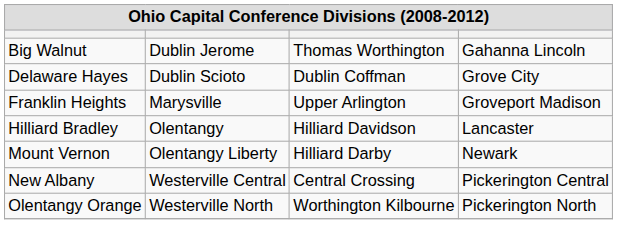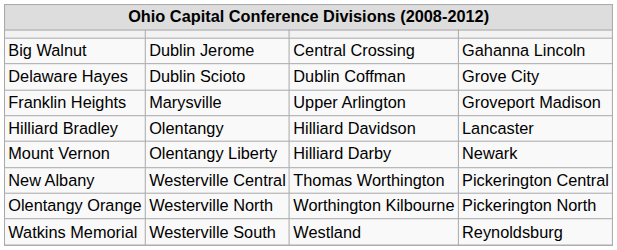(369, 50) Thomas Worthington -> (354, 50) Central Crossing
(354, 180) Central Crossing -> (369, 180) Thomas Worthington
+ row: (73, 232)
